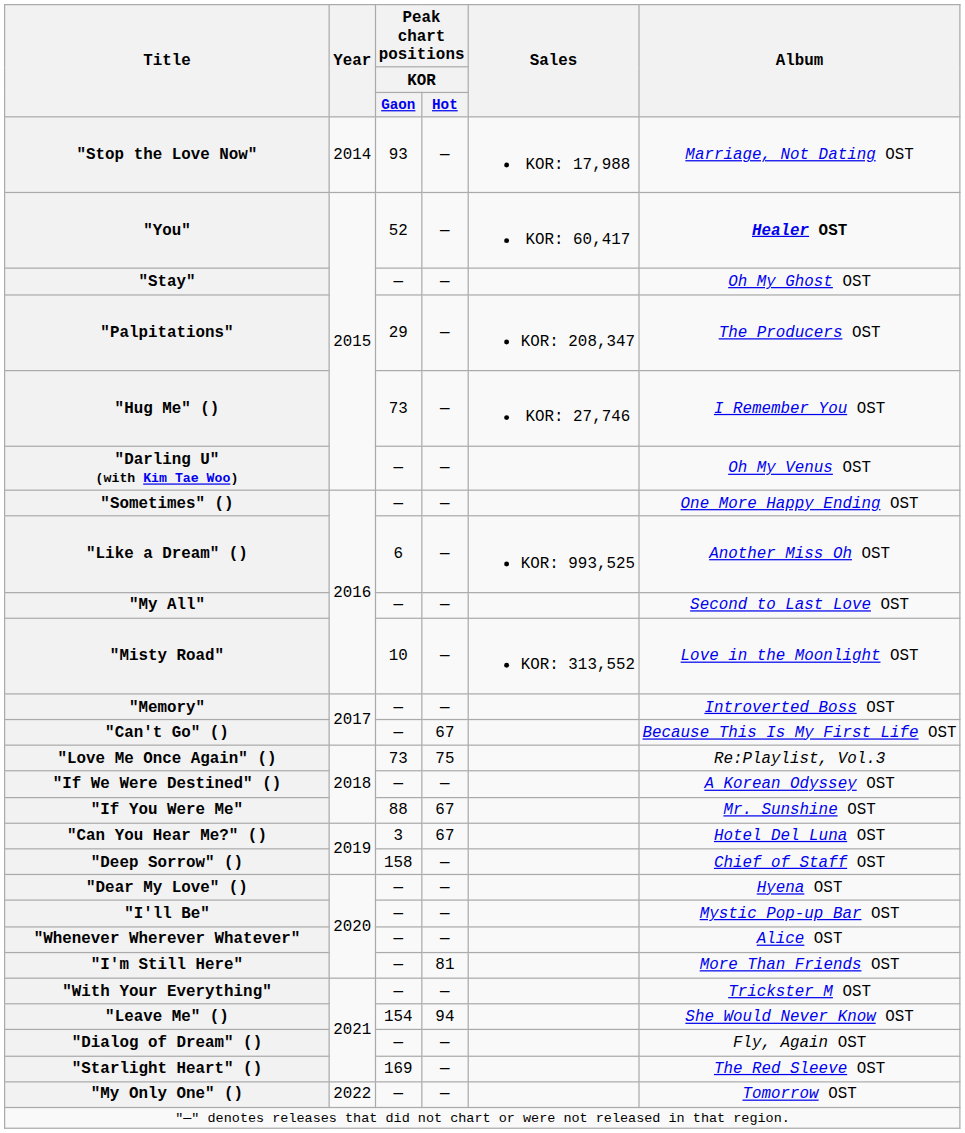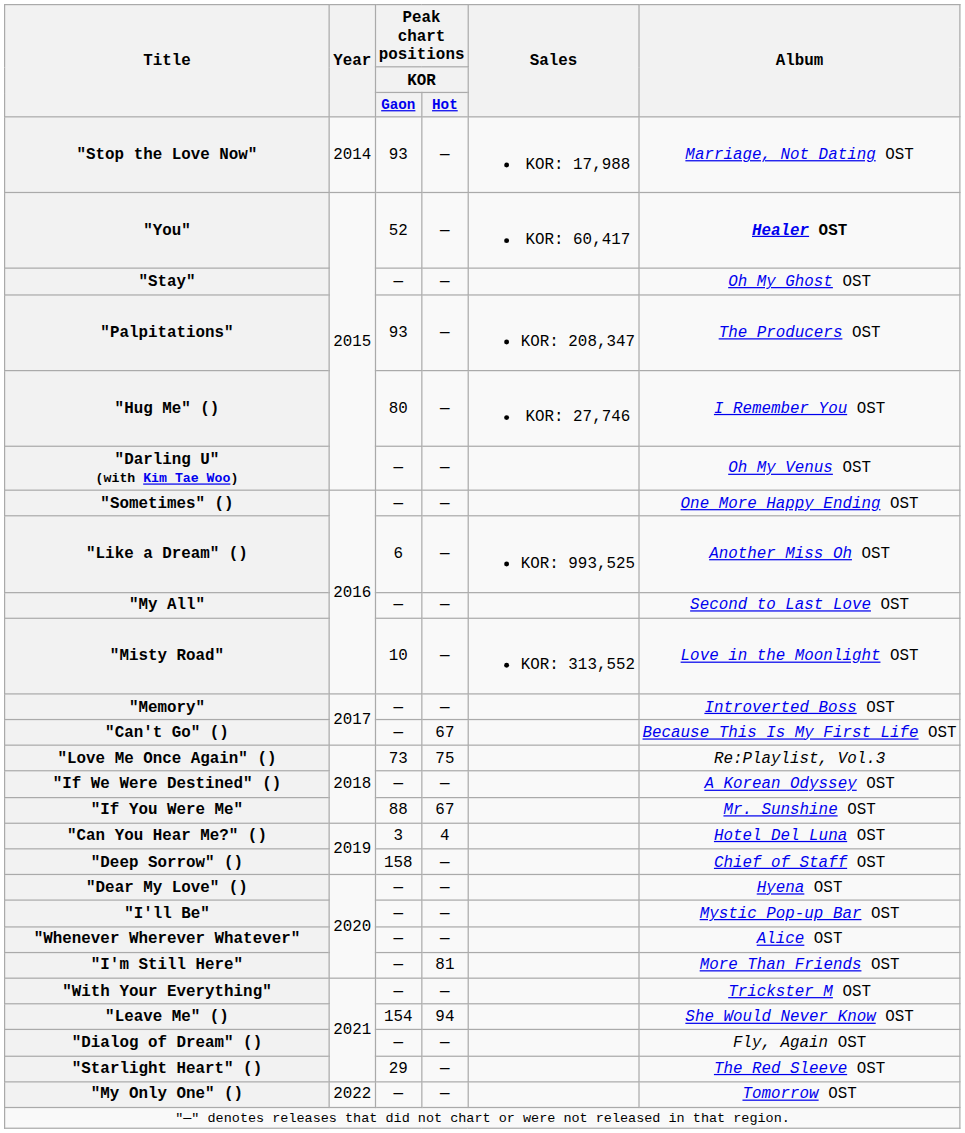(398, 332) 29 -> (398, 332) 93
(398, 408) 73 -> (398, 408) 80
(445, 836) 67 -> (445, 836) 4
(398, 1069) 169 -> (398, 1069) 29
